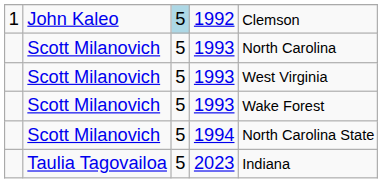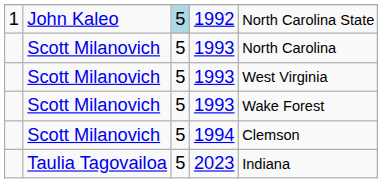(271, 19) Clemson -> (308, 19) North Carolina State
(308, 135) North Carolina State -> (271, 135) Clemson
